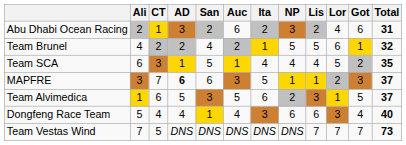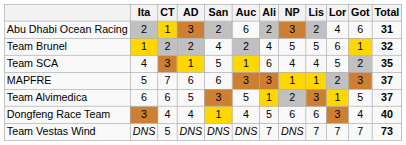columns swapped: (140, 13) <-> (265, 13)
(182, 81) bold -> (191, 81) normal
